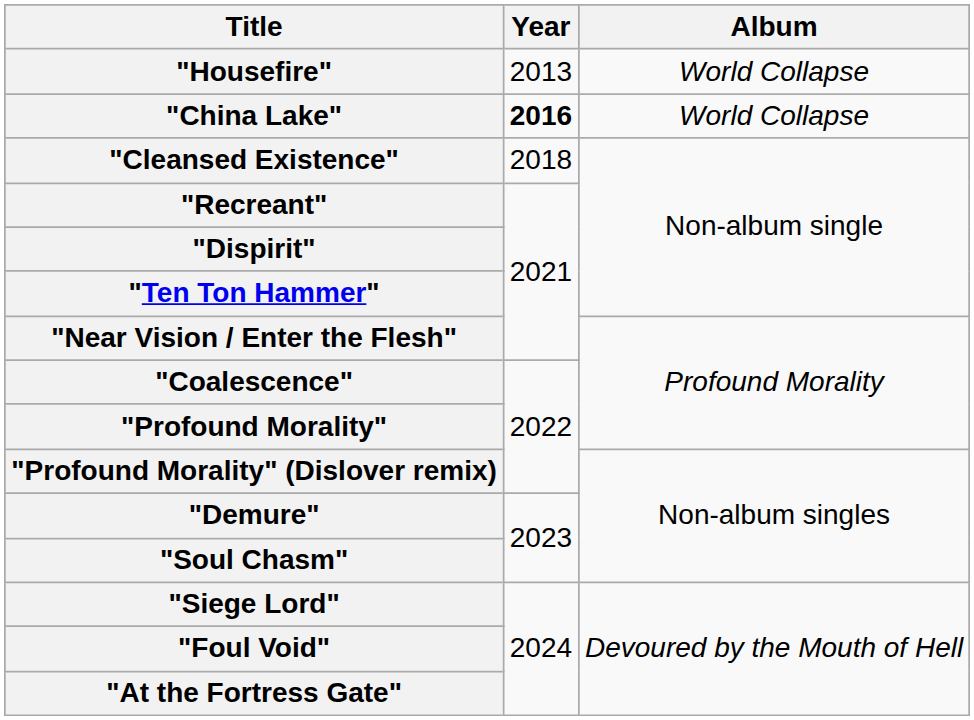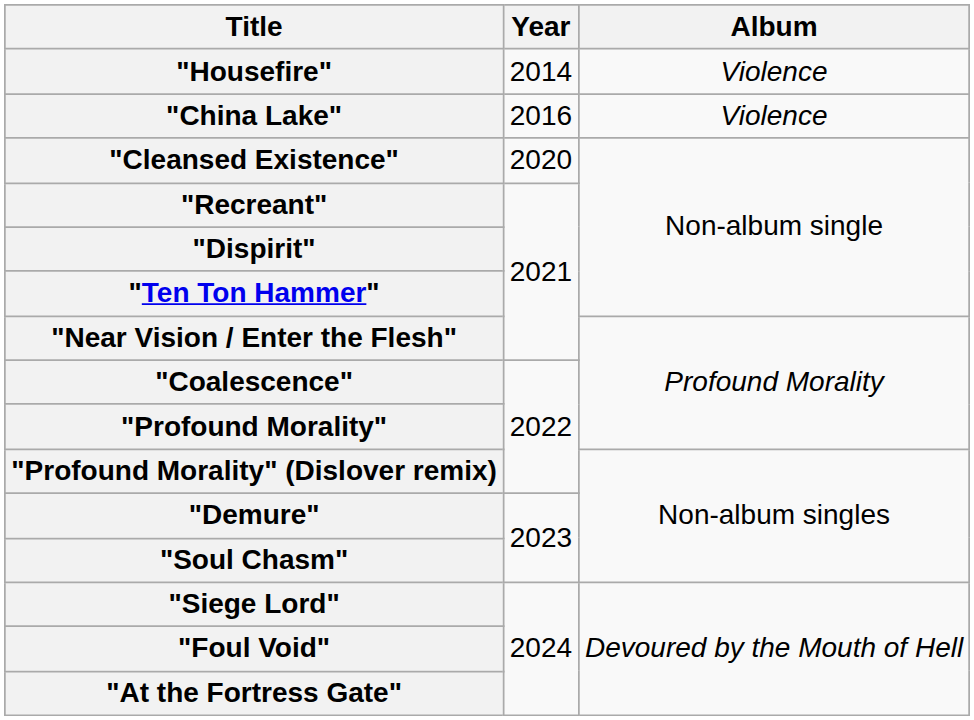(541, 71) 2013 -> (541, 71) 2014
(774, 71) World Collapse -> (774, 71) Violence
(541, 115) bold -> (541, 115) normal
(774, 115) World Collapse -> (774, 115) Violence
(541, 159) 2018 -> (541, 159) 2020
